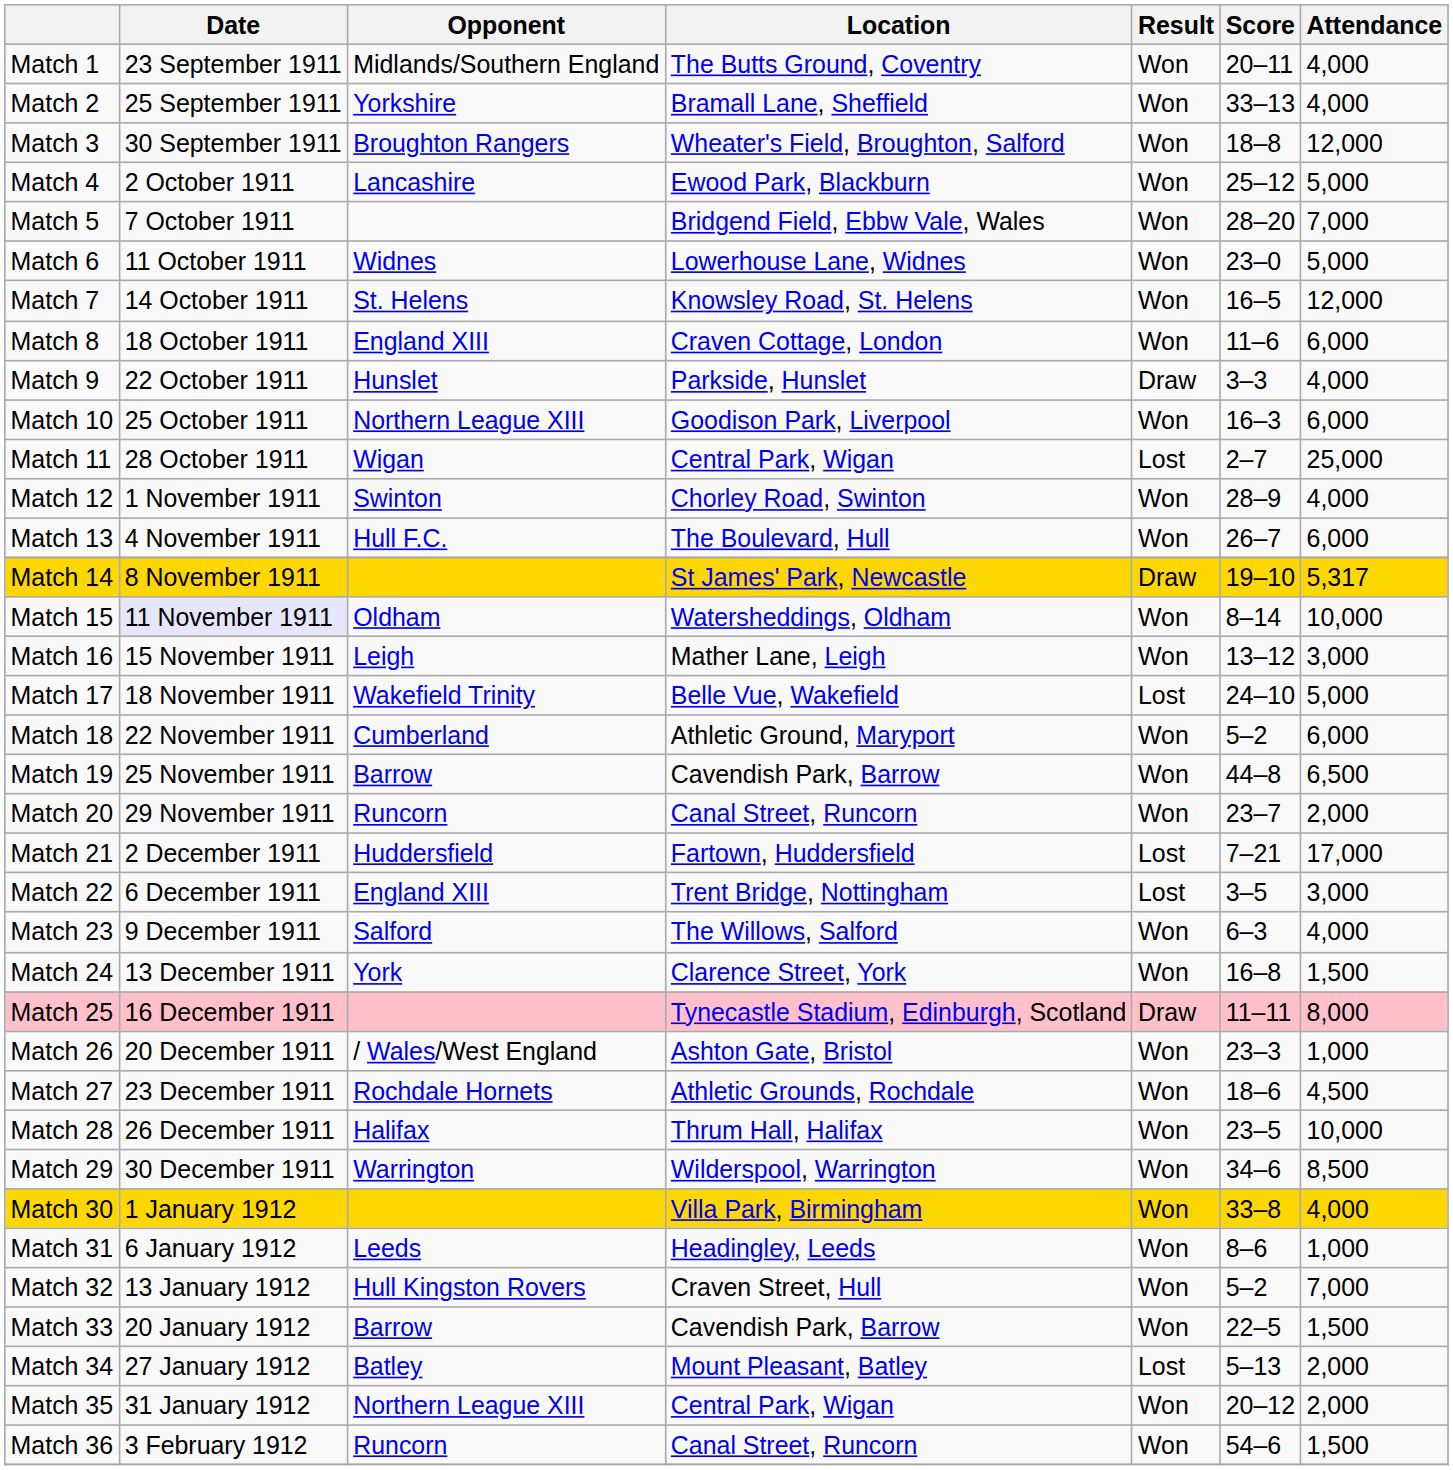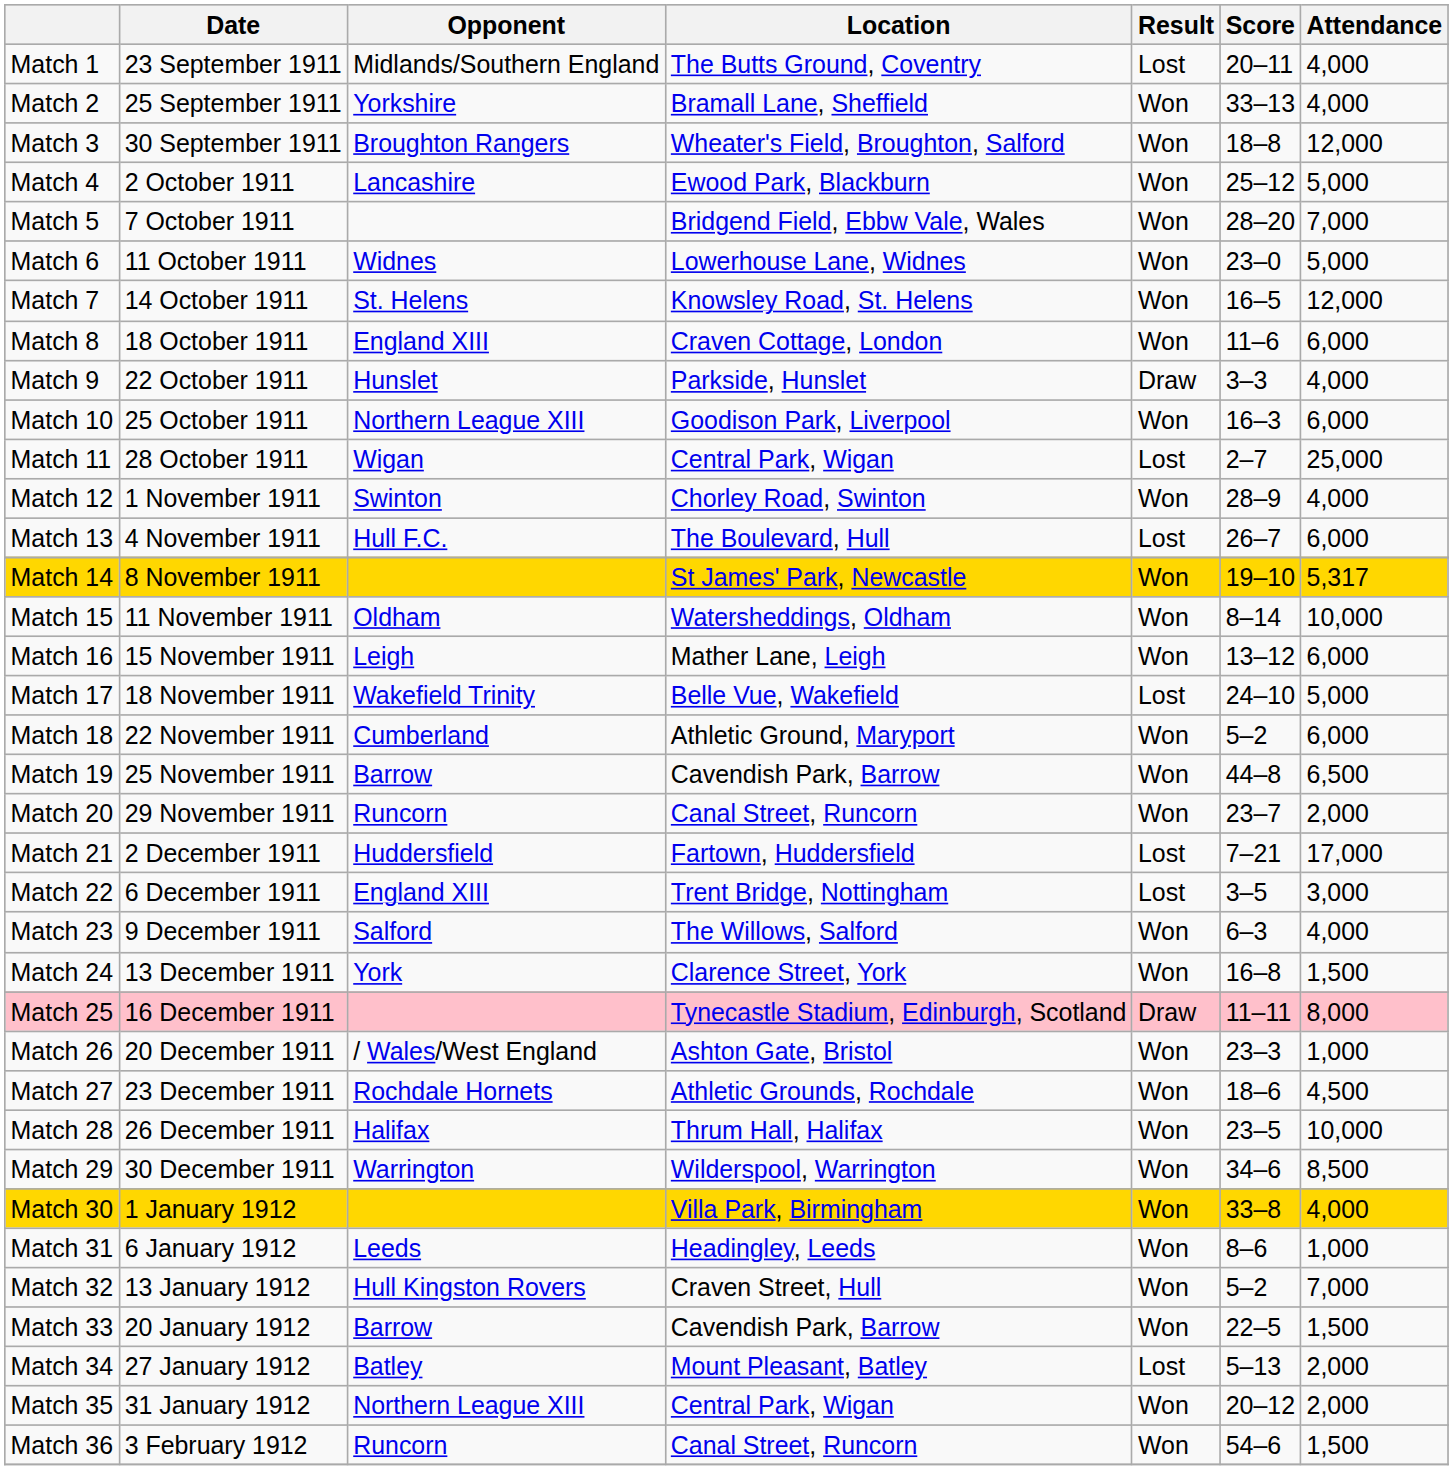(1163, 64) Won -> (1162, 64) Lost
(1163, 538) Won -> (1162, 538) Lost
(1167, 577) Draw -> (1163, 577) Won
(229, 617) lavender background -> (229, 617) no background
(1338, 656) 3,000 -> (1338, 656) 6,000
